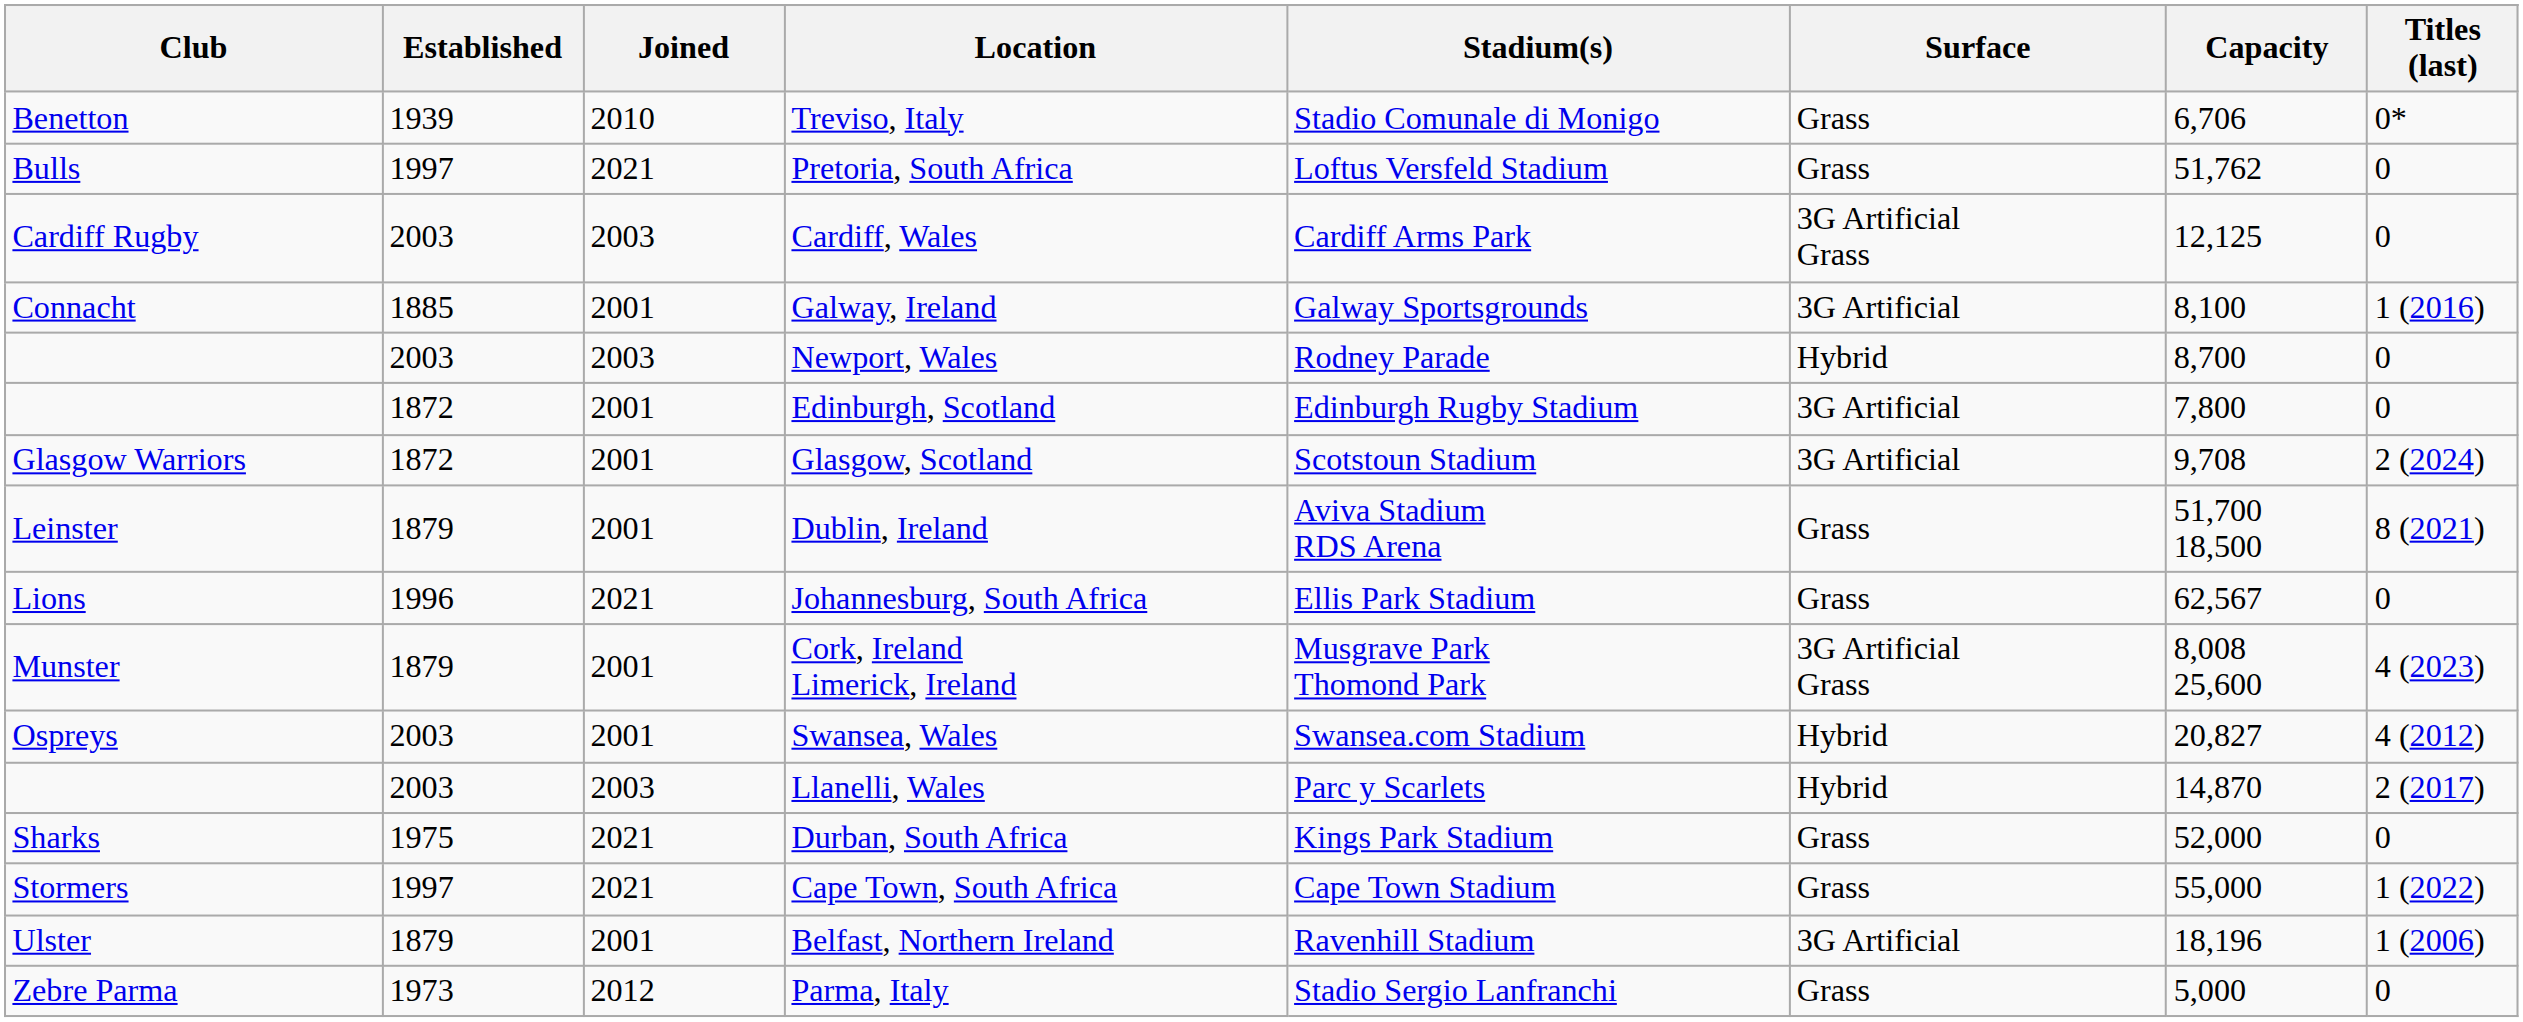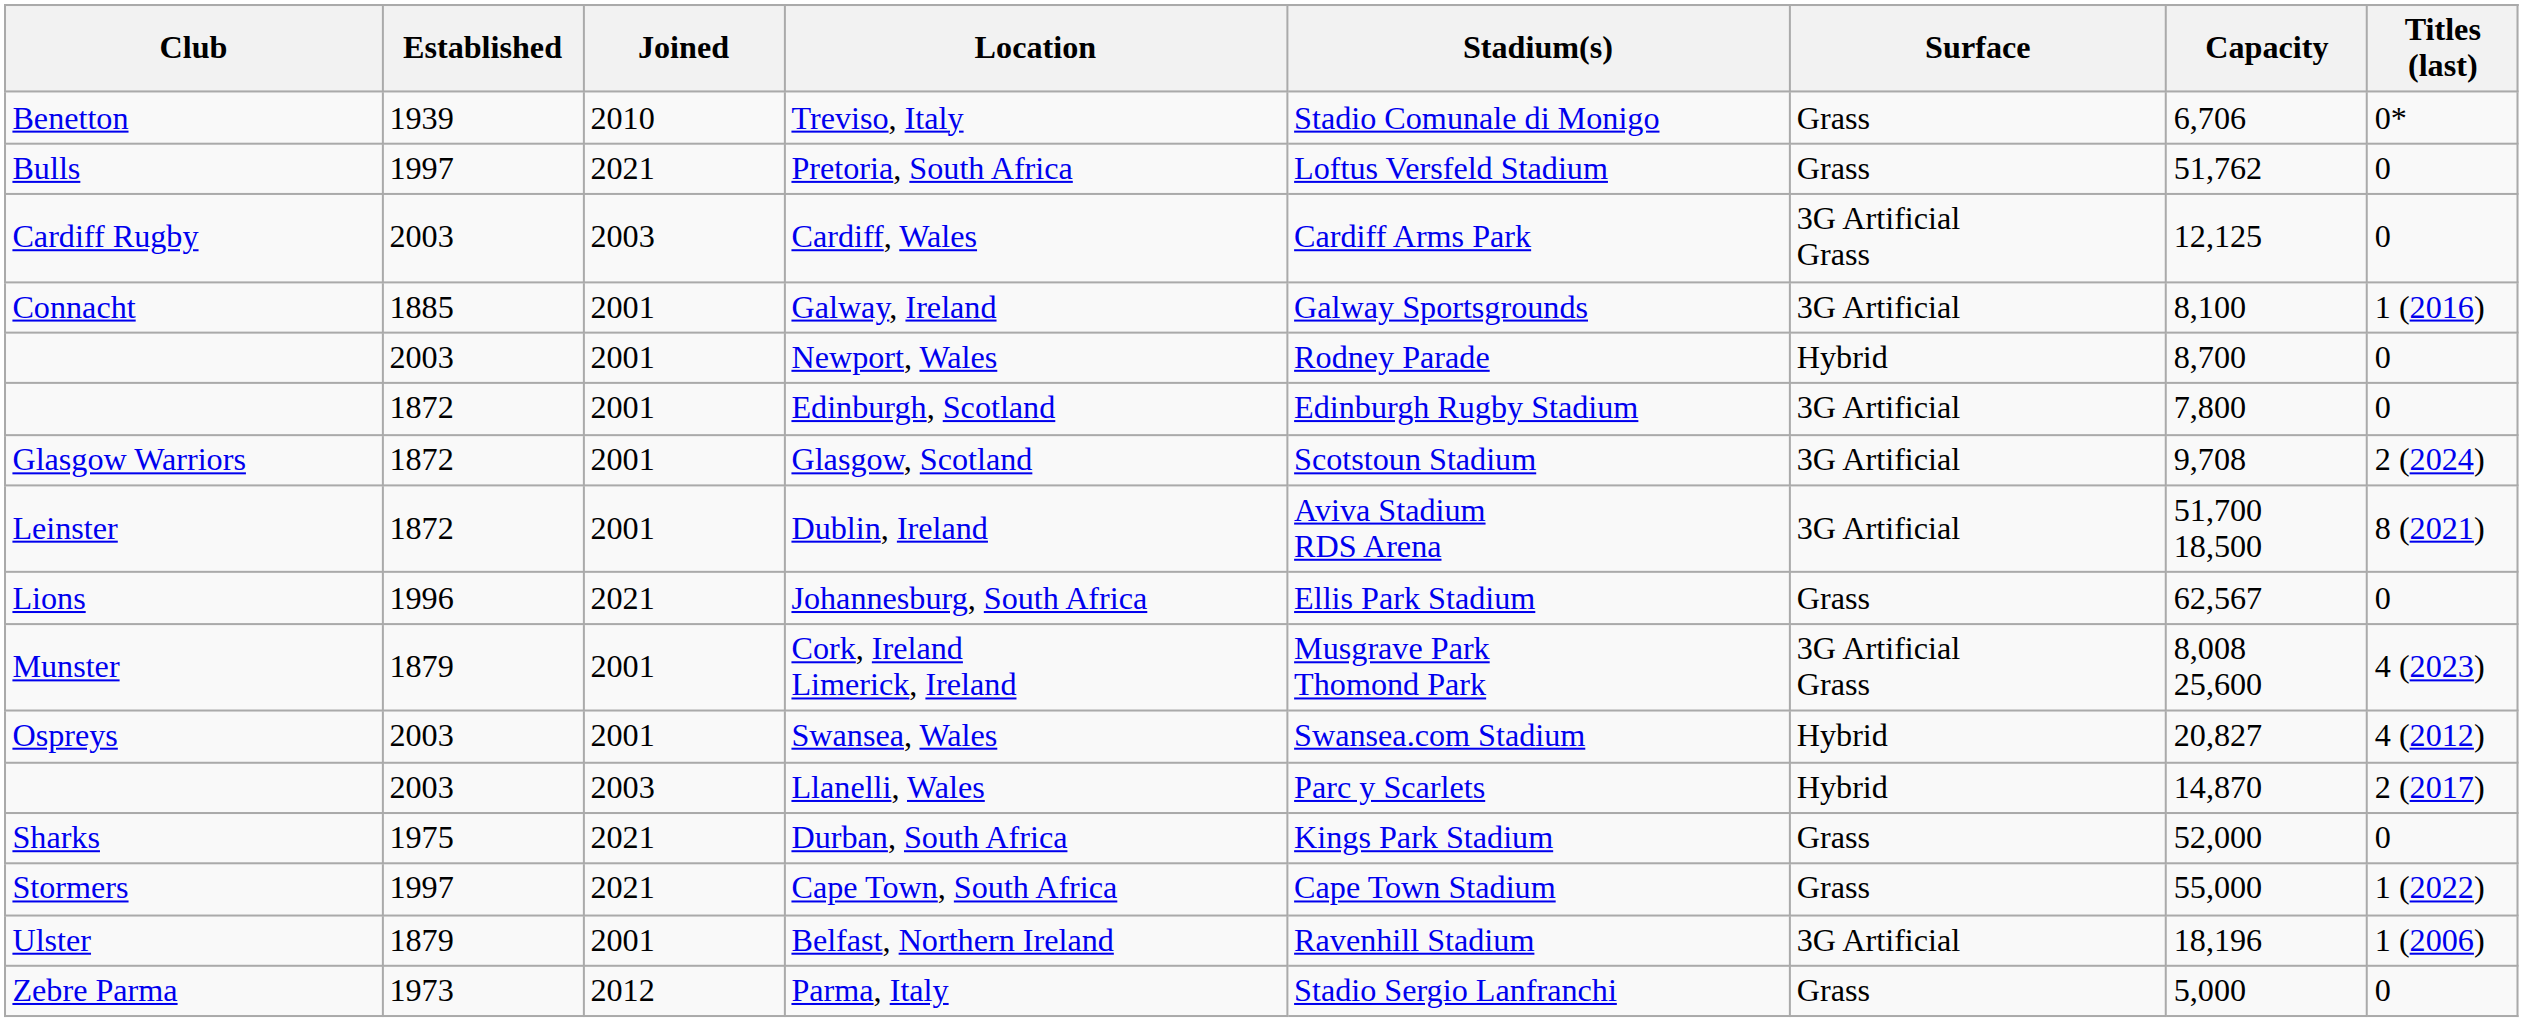(623, 357) 2003 -> (623, 357) 2001
(422, 528) 1879 -> (422, 528) 1872
(1833, 528) Grass -> (1878, 528) 3G Artificial
